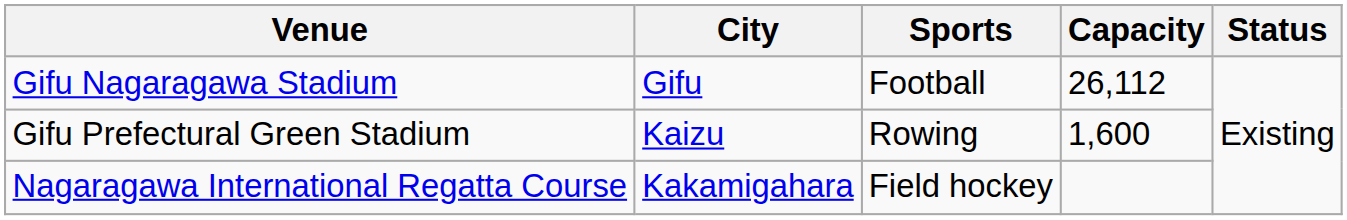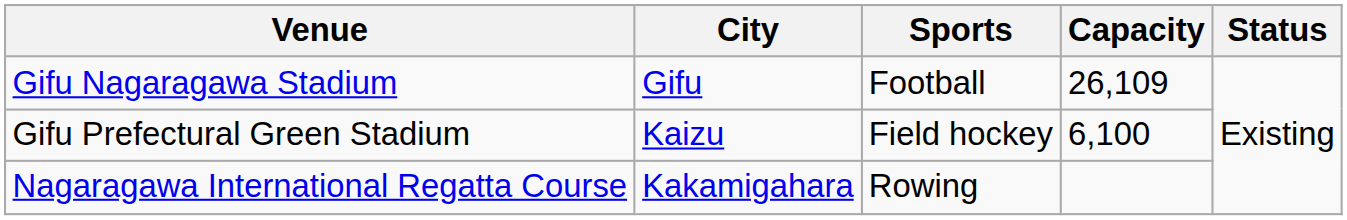(1117, 82) 26,112 -> (1118, 82) 26,109
(924, 134) Rowing -> (961, 134) Field hockey
(1109, 134) 1,600 -> (1109, 134) 6,100
(961, 186) Field hockey -> (924, 186) Rowing
